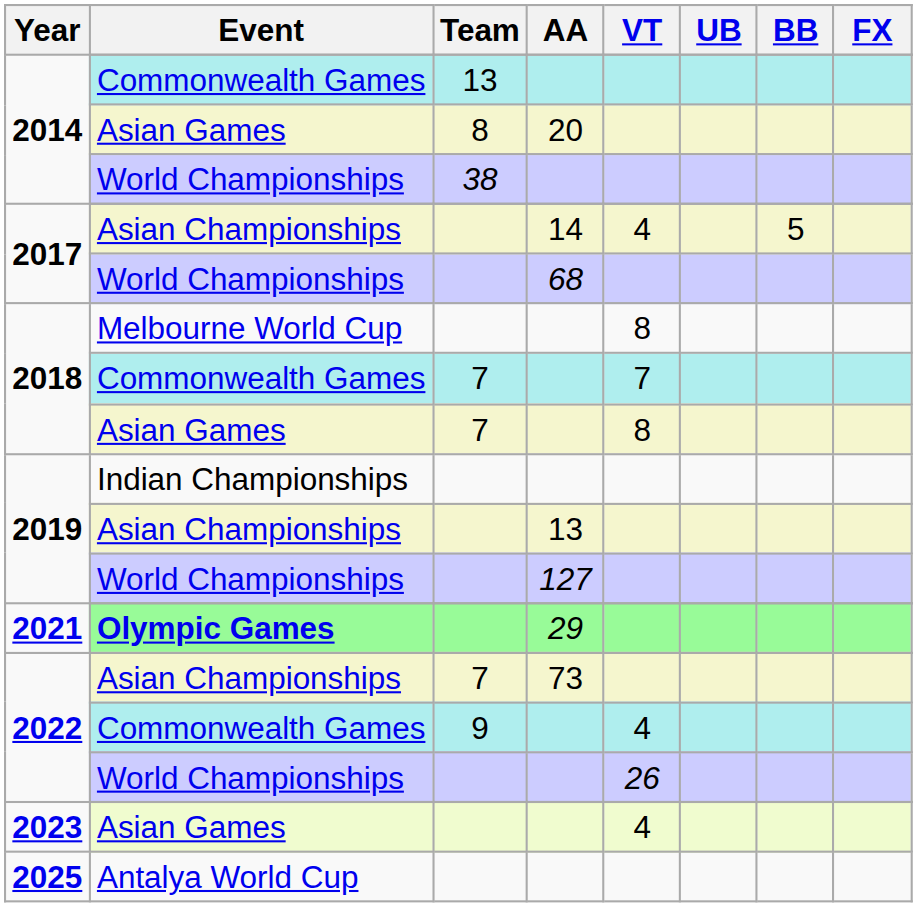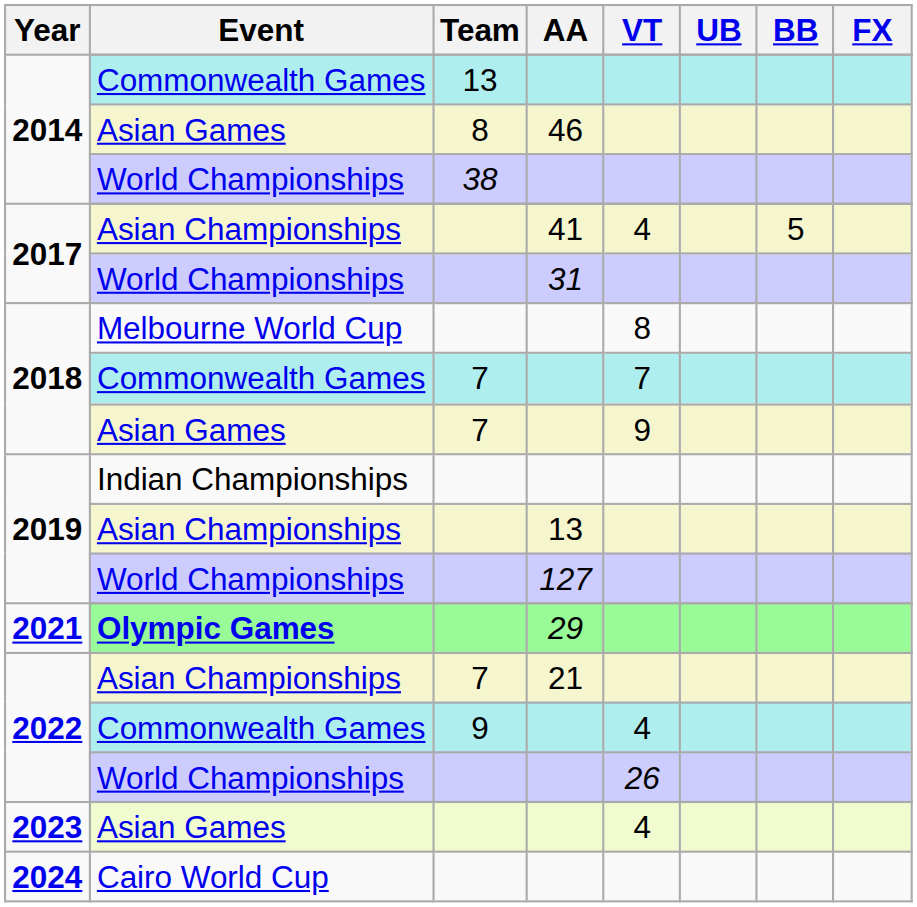(565, 130) 20 -> (565, 130) 46
(565, 229) 14 -> (565, 229) 41
(565, 279) 68 -> (565, 279) 31
(642, 429) 8 -> (642, 429) 9
(565, 678) 73 -> (565, 678) 21
+ row: (47, 877)
- row: (47, 877)
